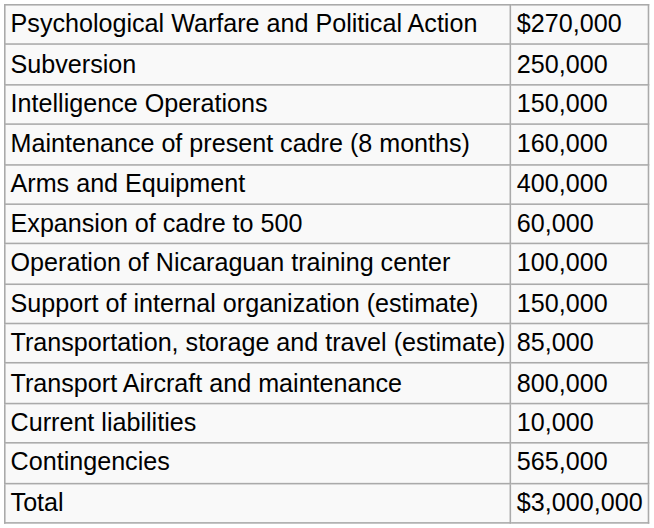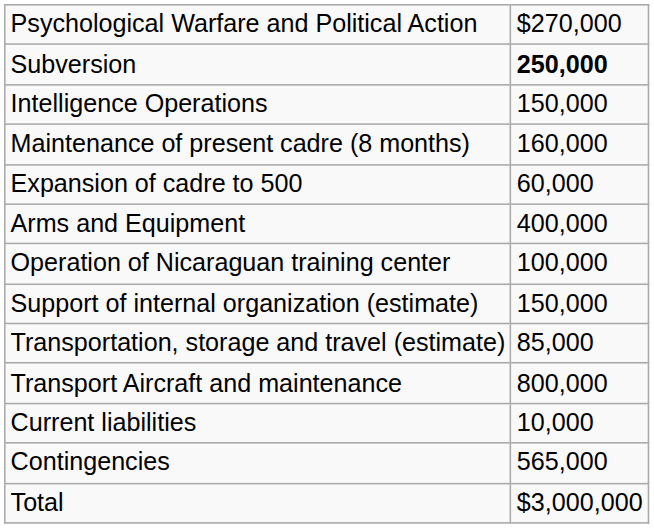(562, 64) normal -> (562, 64) bold
rows swapped: (157, 223) <-> (128, 183)
